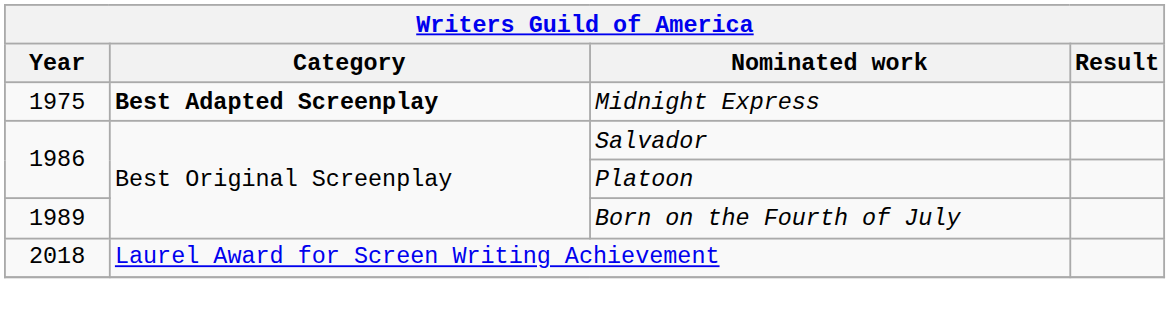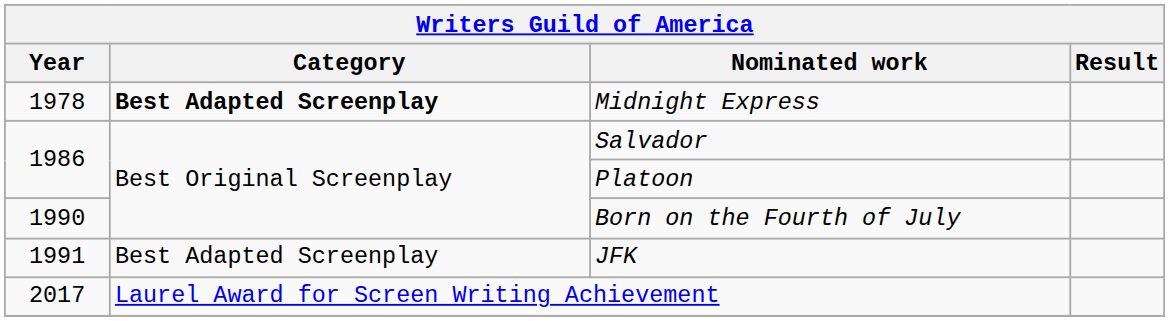(57, 102) 1975 -> (57, 102) 1978
(57, 218) 1989 -> (57, 218) 1990
+ row: (616, 257)
(57, 257) 2018 -> (57, 296) 2017
